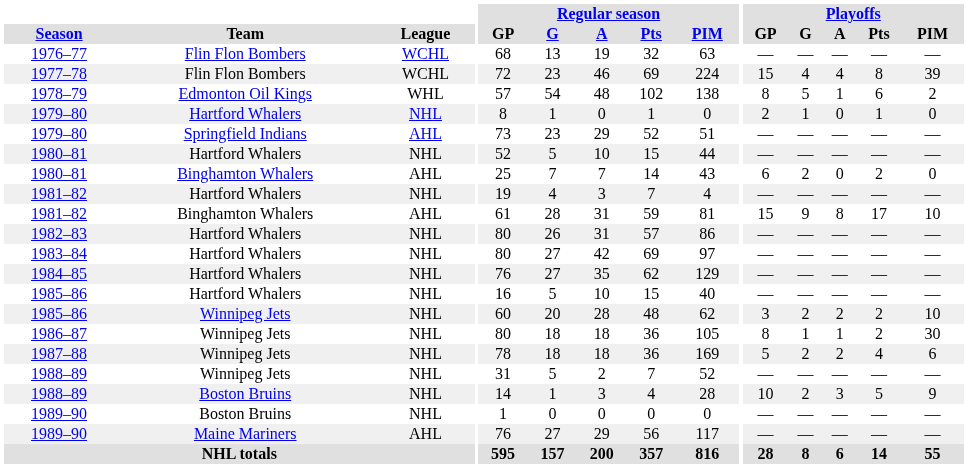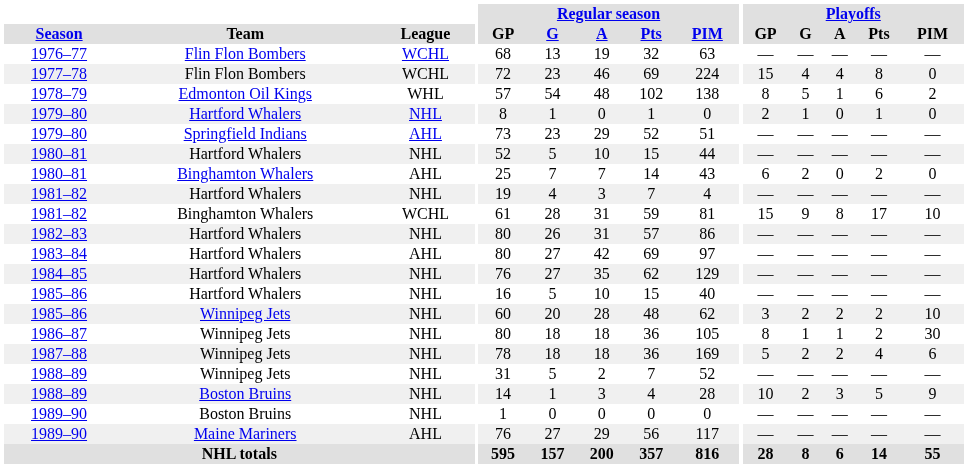(933, 74) 39 -> (933, 74) 0
(425, 214) AHL -> (425, 214) WCHL
(425, 254) NHL -> (425, 254) AHL
